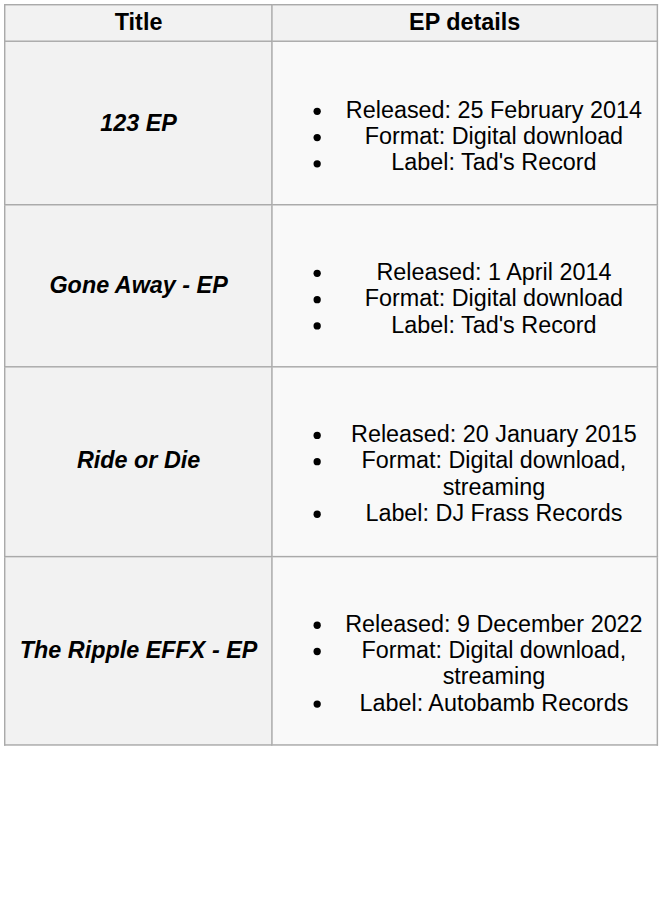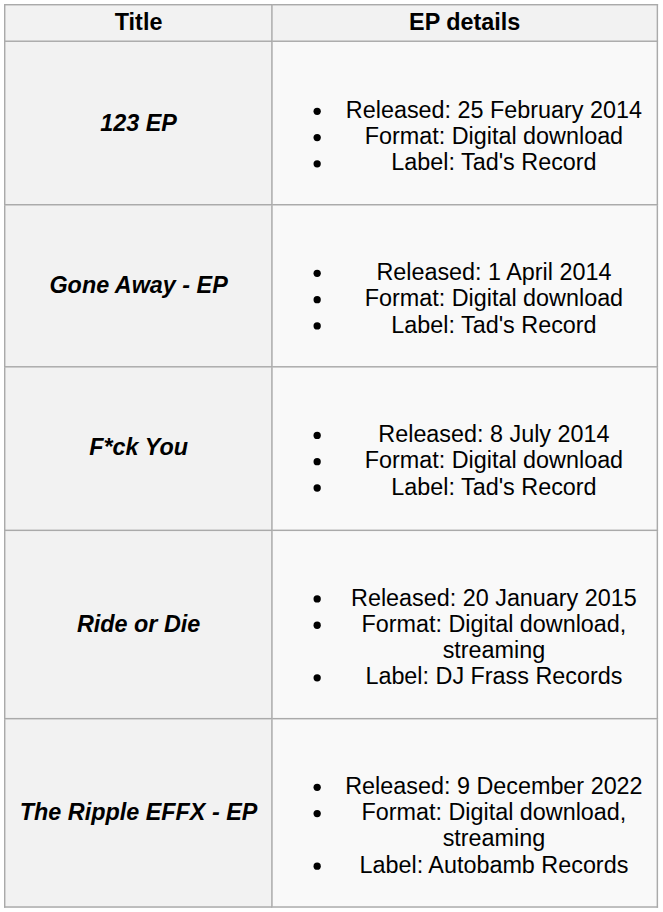+ row: (139, 448)
